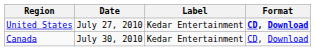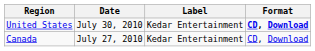(110, 25) July 27, 2010 -> (110, 25) July 30, 2010
(110, 39) July 30, 2010 -> (110, 39) July 27, 2010
